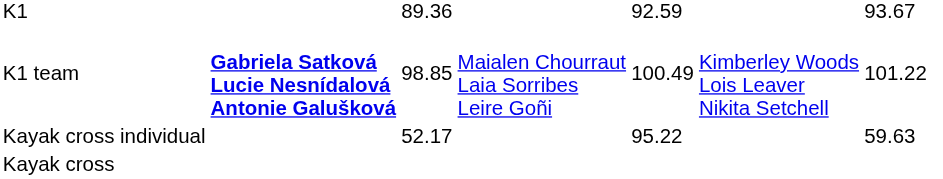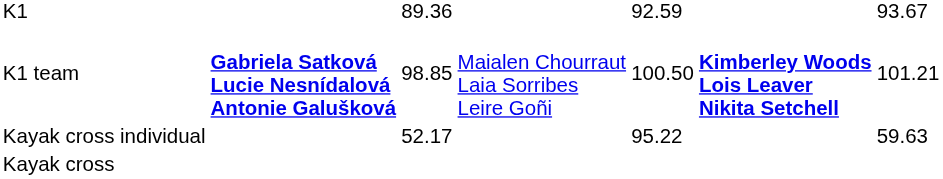(662, 73) 100.49 -> (662, 73) 100.50
(779, 85) normal -> (785, 85) bold
(896, 73) 101.22 -> (908, 73) 101.21
